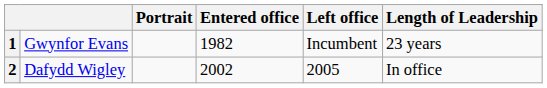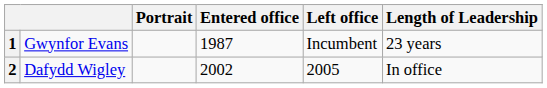(216, 43) 1982 -> (216, 43) 1987
